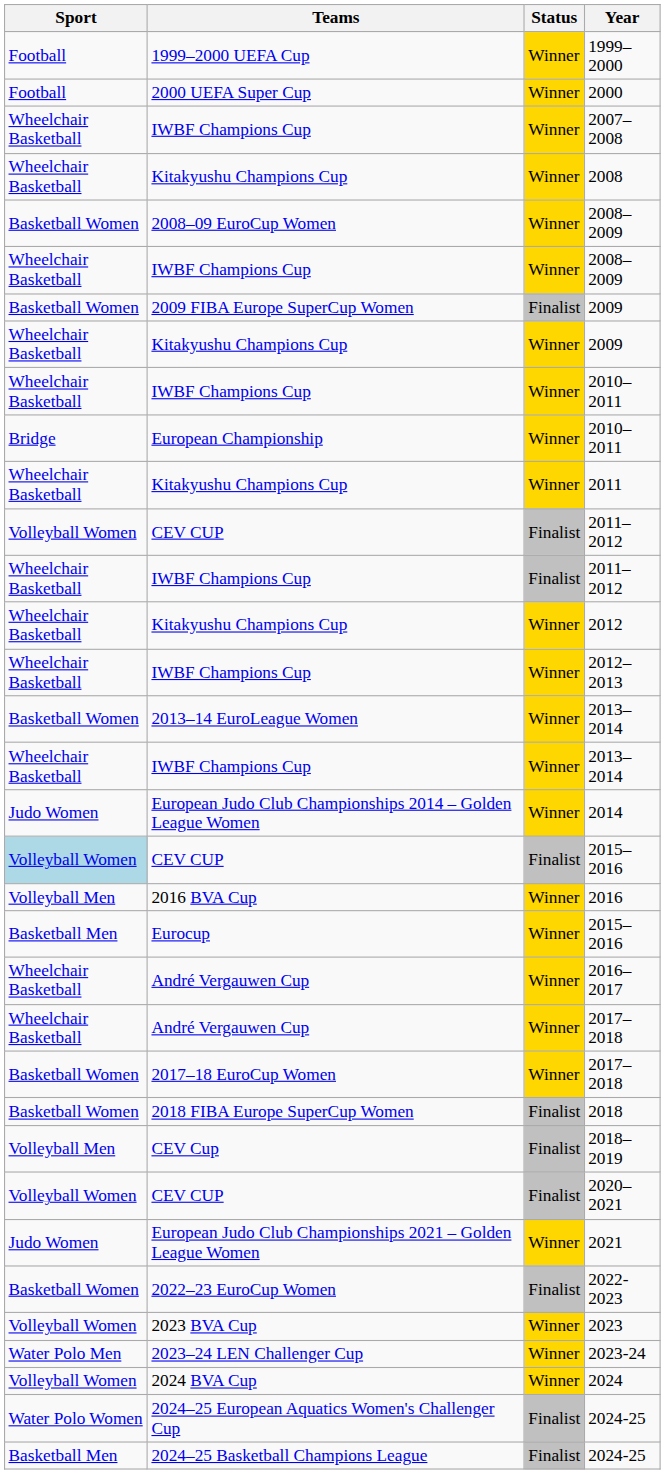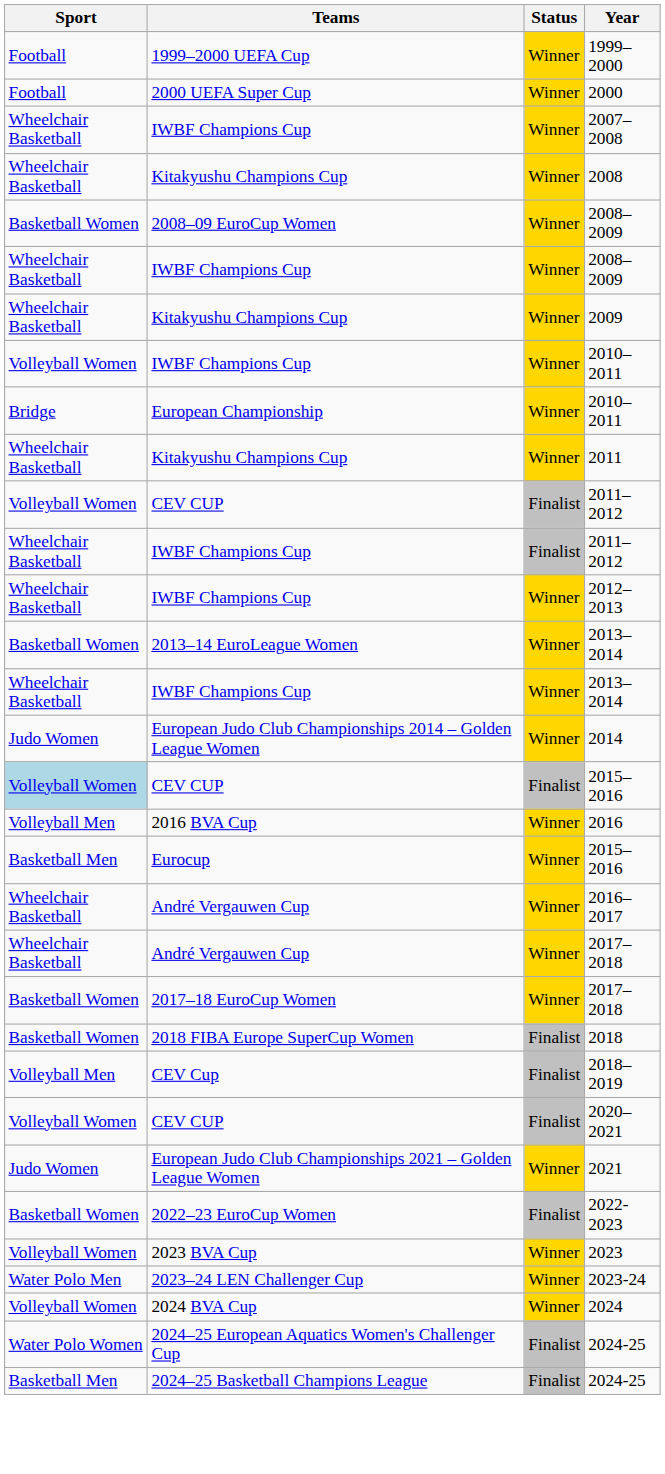- row: (283, 307)
(48, 391) Wheelchair Basketball -> (73, 363) Volleyball Women
- row: (249, 625)
